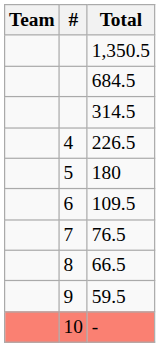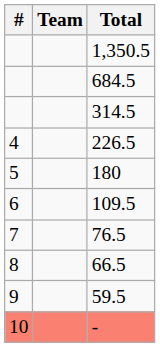columns swapped: (73, 19) <-> (32, 19)
